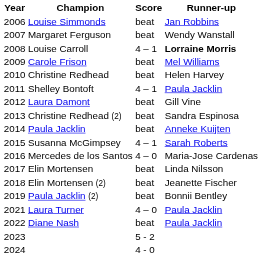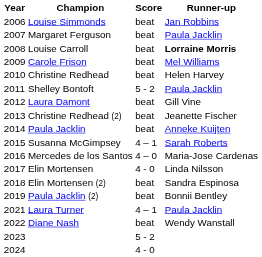(200, 35) Wendy Wanstall -> (193, 35) Paula Jacklin
(146, 48) 4 – 1 -> (145, 48) beat
(146, 89) 4 – 1 -> (145, 89) 5 - 2
(202, 115) Sandra Espinosa -> (201, 115) Jeanette Fischer
(145, 169) beat -> (145, 169) 4 - 0
(201, 182) Jeanette Fischer -> (202, 182) Sandra Espinosa
(146, 209) 4 – 0 -> (146, 209) 4 – 1
(193, 223) Paula Jacklin -> (200, 223) Wendy Wanstall
